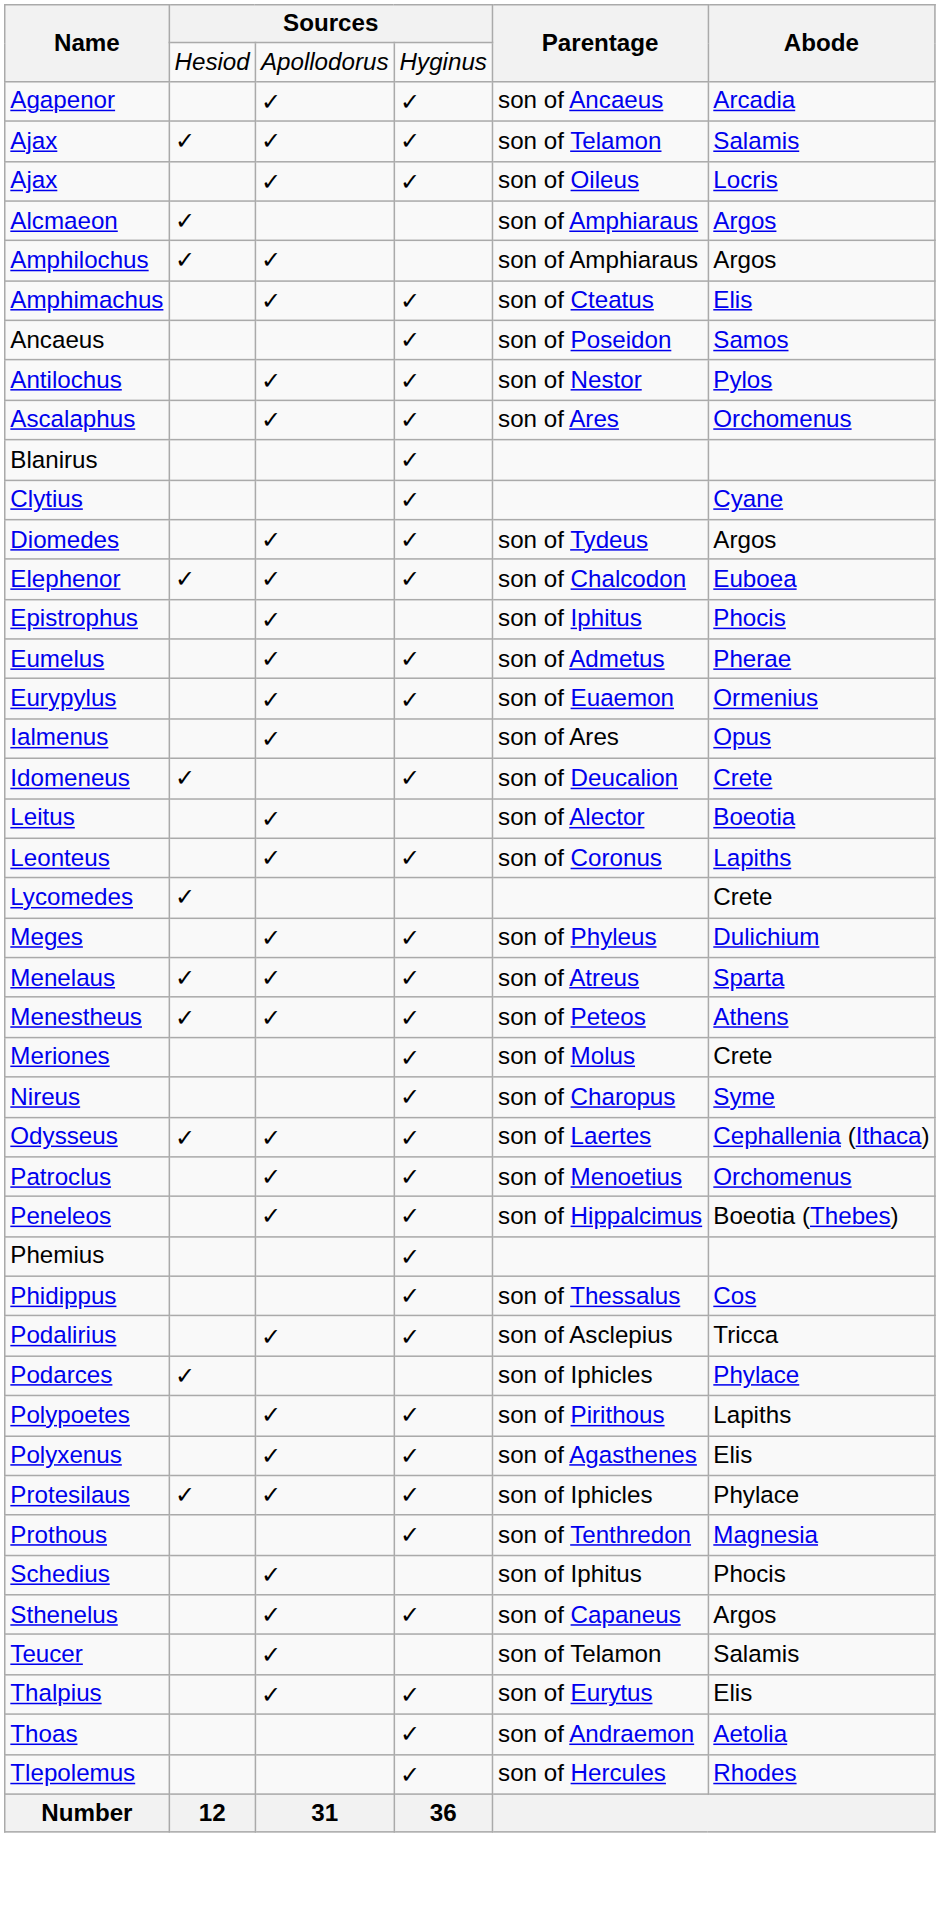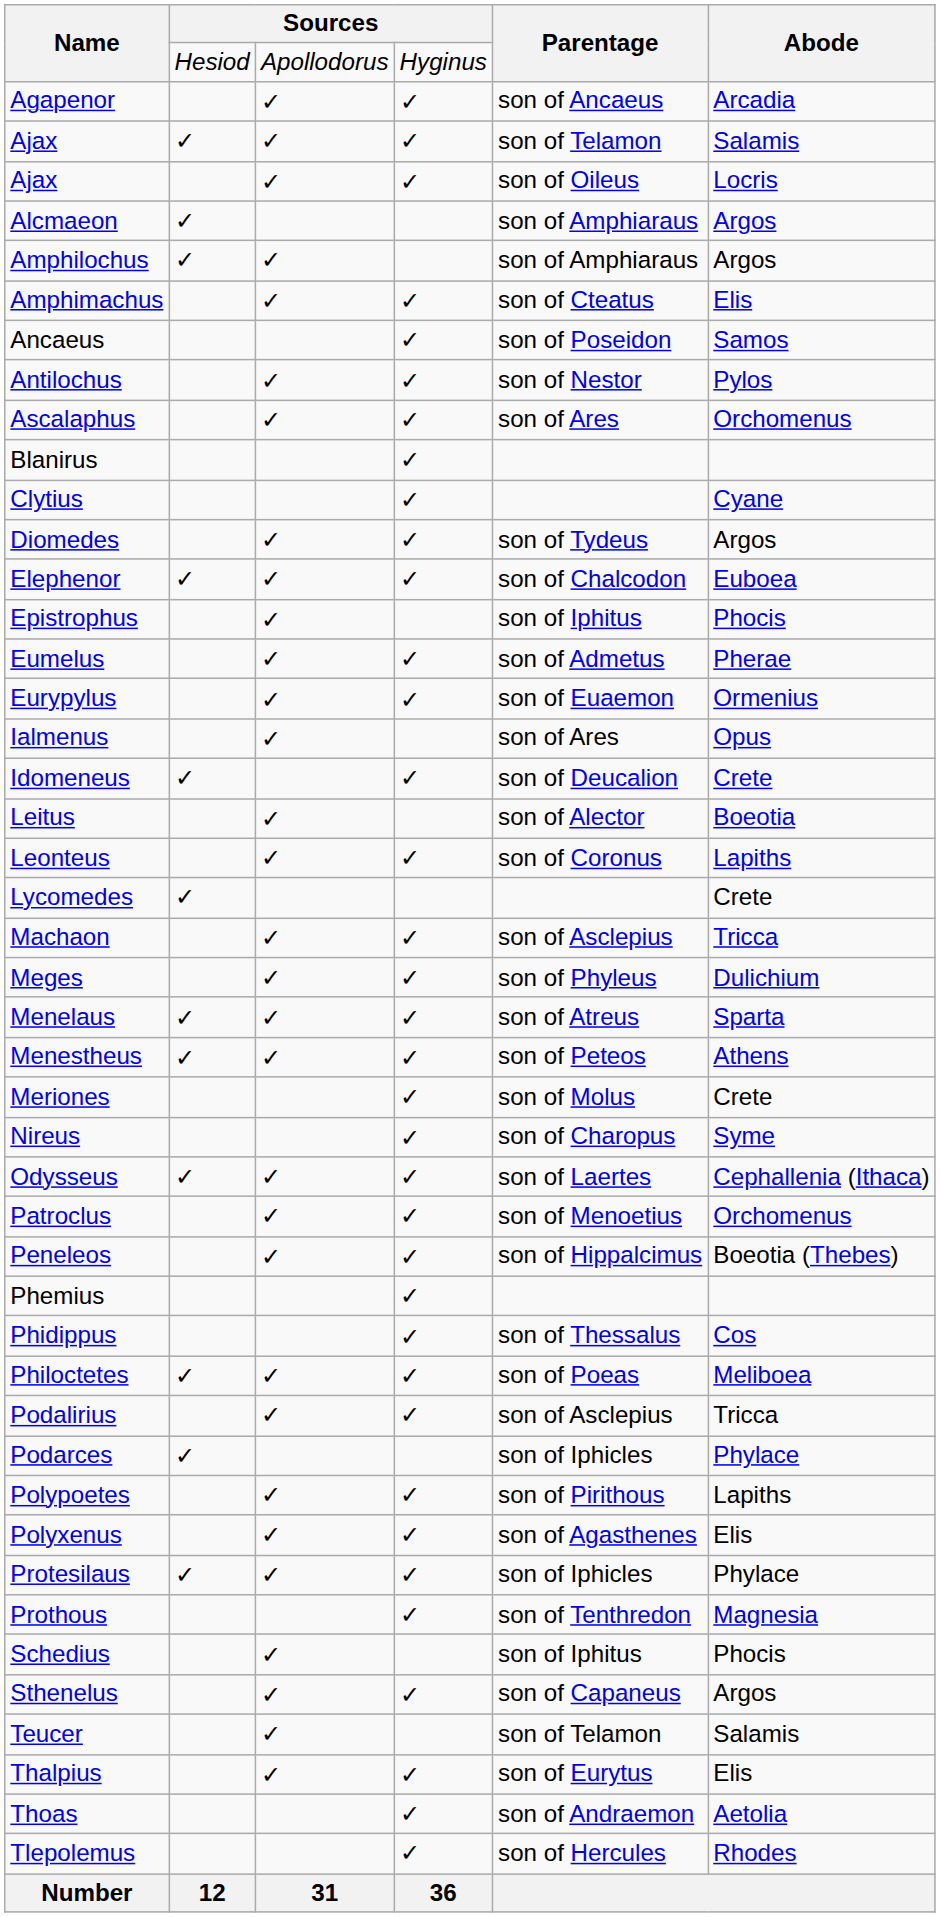+ row: (60, 937)
+ row: (69, 1375)
